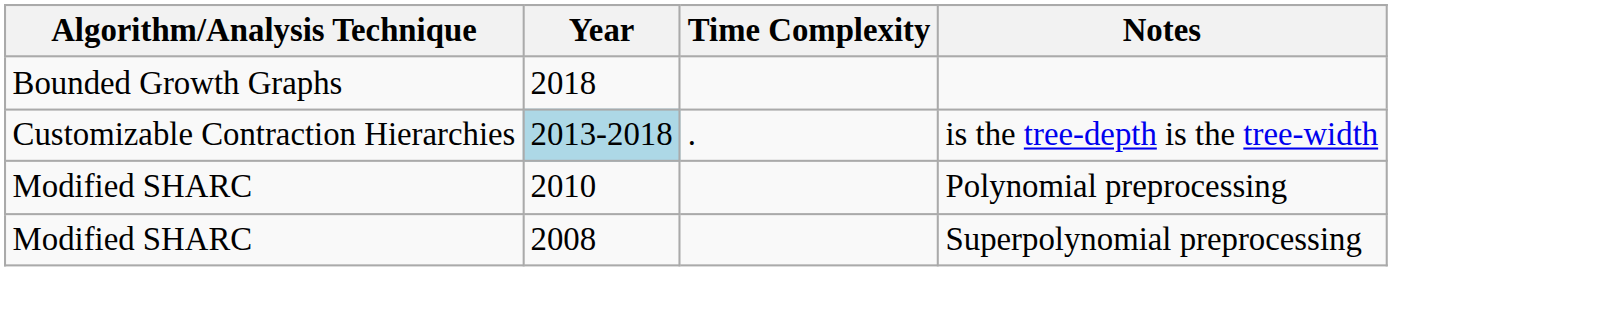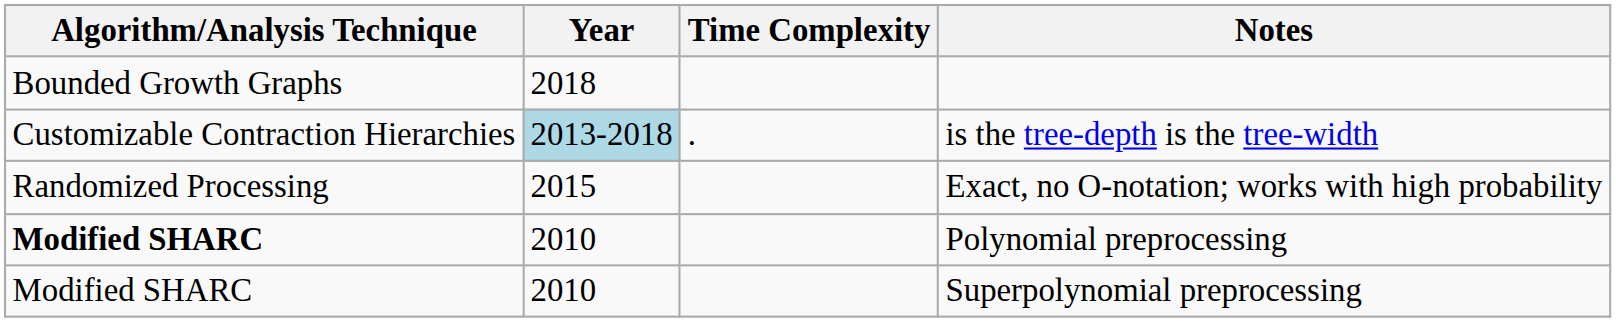+ row: (1274, 186)
(132, 186) normal -> (138, 238) bold
(563, 238) 2008 -> (563, 290) 2010
